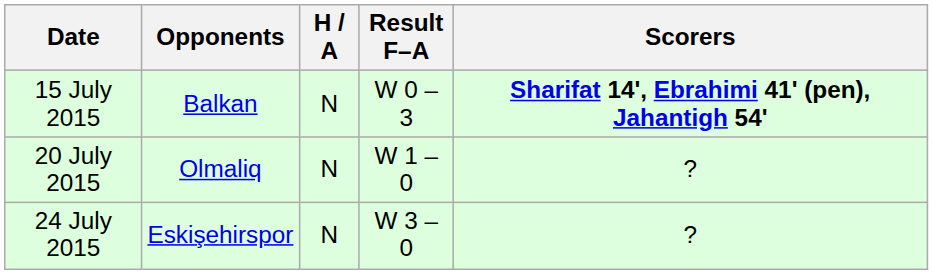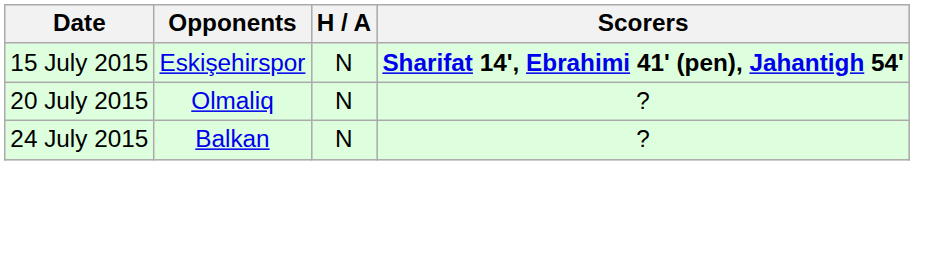- column: (406, 37)
(220, 103) Balkan -> (232, 62) Eskişehirspor
(220, 235) Eskişehirspor -> (232, 139) Balkan
